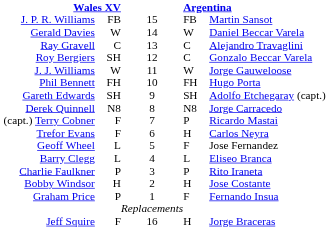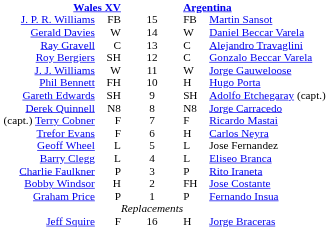(190, 83) FH -> (187, 83) H
(186, 120) P -> (186, 120) F
(186, 146) F -> (187, 146) L
(187, 183) H -> (190, 183) FH
(186, 196) F -> (186, 196) P
